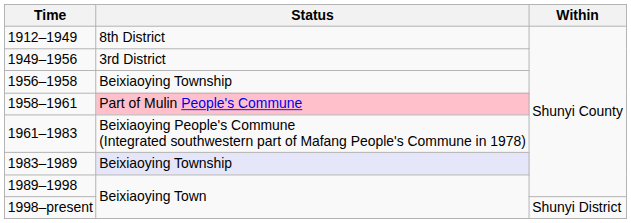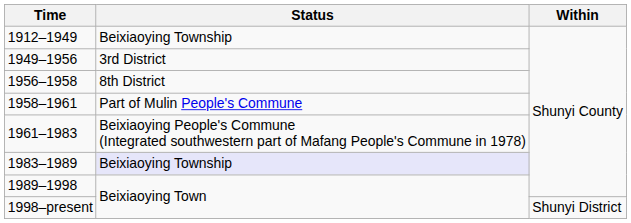(132, 37) 8th District -> (166, 37) Beixiaoying Township
(166, 81) Beixiaoying Township -> (132, 81) 8th District
(201, 103) pink background -> (201, 103) no background
